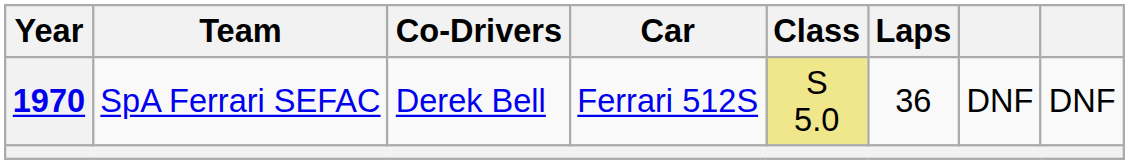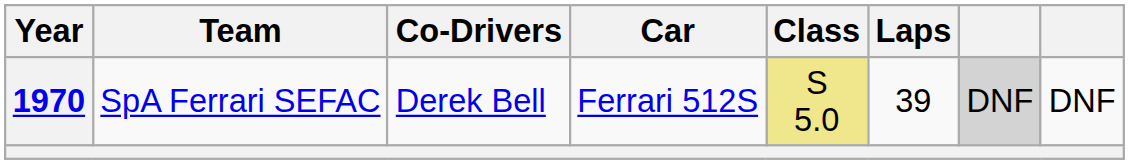(913, 101) 36 -> (913, 101) 39
(1000, 101) no background -> (1000, 101) lightgrey background
